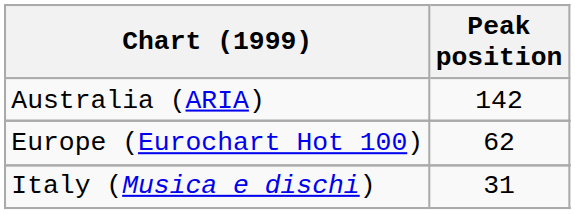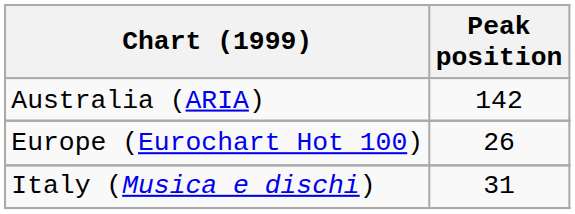(499, 143) 62 -> (499, 143) 26
